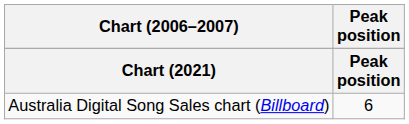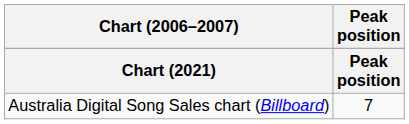(369, 105) 6 -> (369, 105) 7
